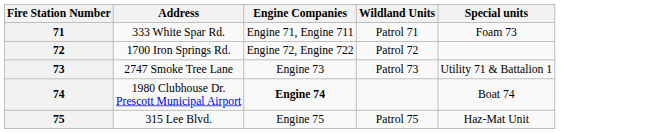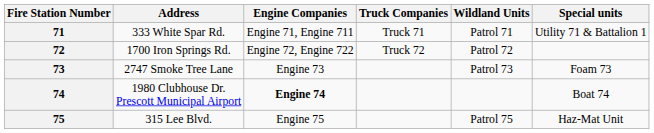+ column: (404, 13)
(496, 32) Foam 73 -> (591, 32) Utility 71 & Battalion 1
(496, 69) Utility 71 & Battalion 1 -> (591, 69) Foam 73
